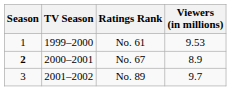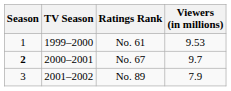(195, 59) 8.9 -> (195, 59) 9.7
(195, 77) 9.7 -> (195, 77) 7.9
